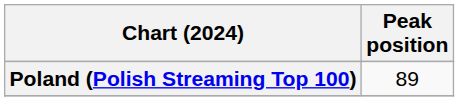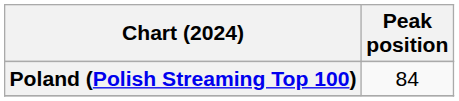(407, 78) 89 -> (407, 78) 84
